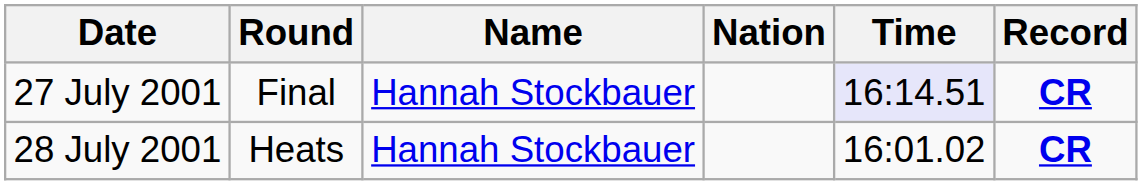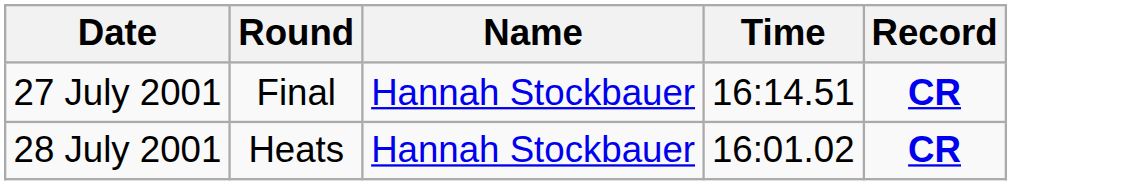- column: (769, 33)
(914, 91) lavender background -> (783, 91) no background
